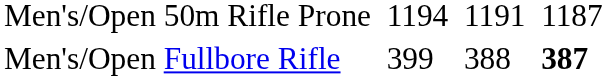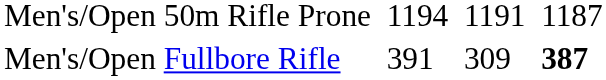(410, 59) 399 -> (410, 59) 391
(487, 59) 388 -> (487, 59) 309
